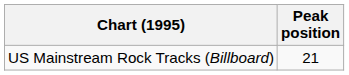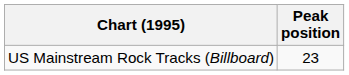(311, 57) 21 -> (311, 57) 23
